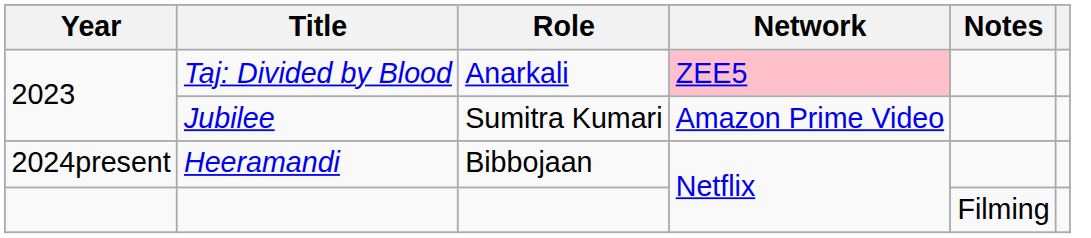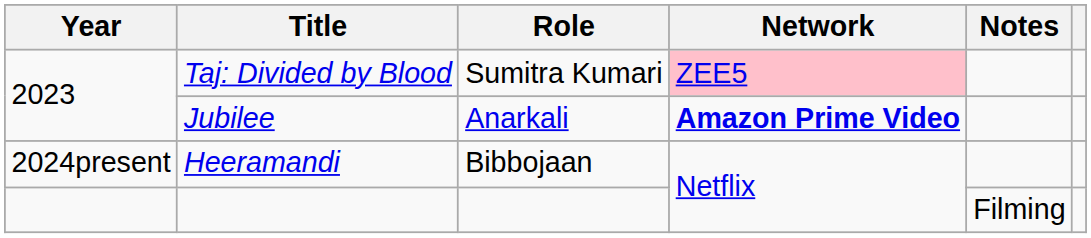(517, 72) Anarkali -> (564, 72) Sumitra Kumari
(564, 118) Sumitra Kumari -> (517, 118) Anarkali
(810, 118) normal -> (818, 118) bold
